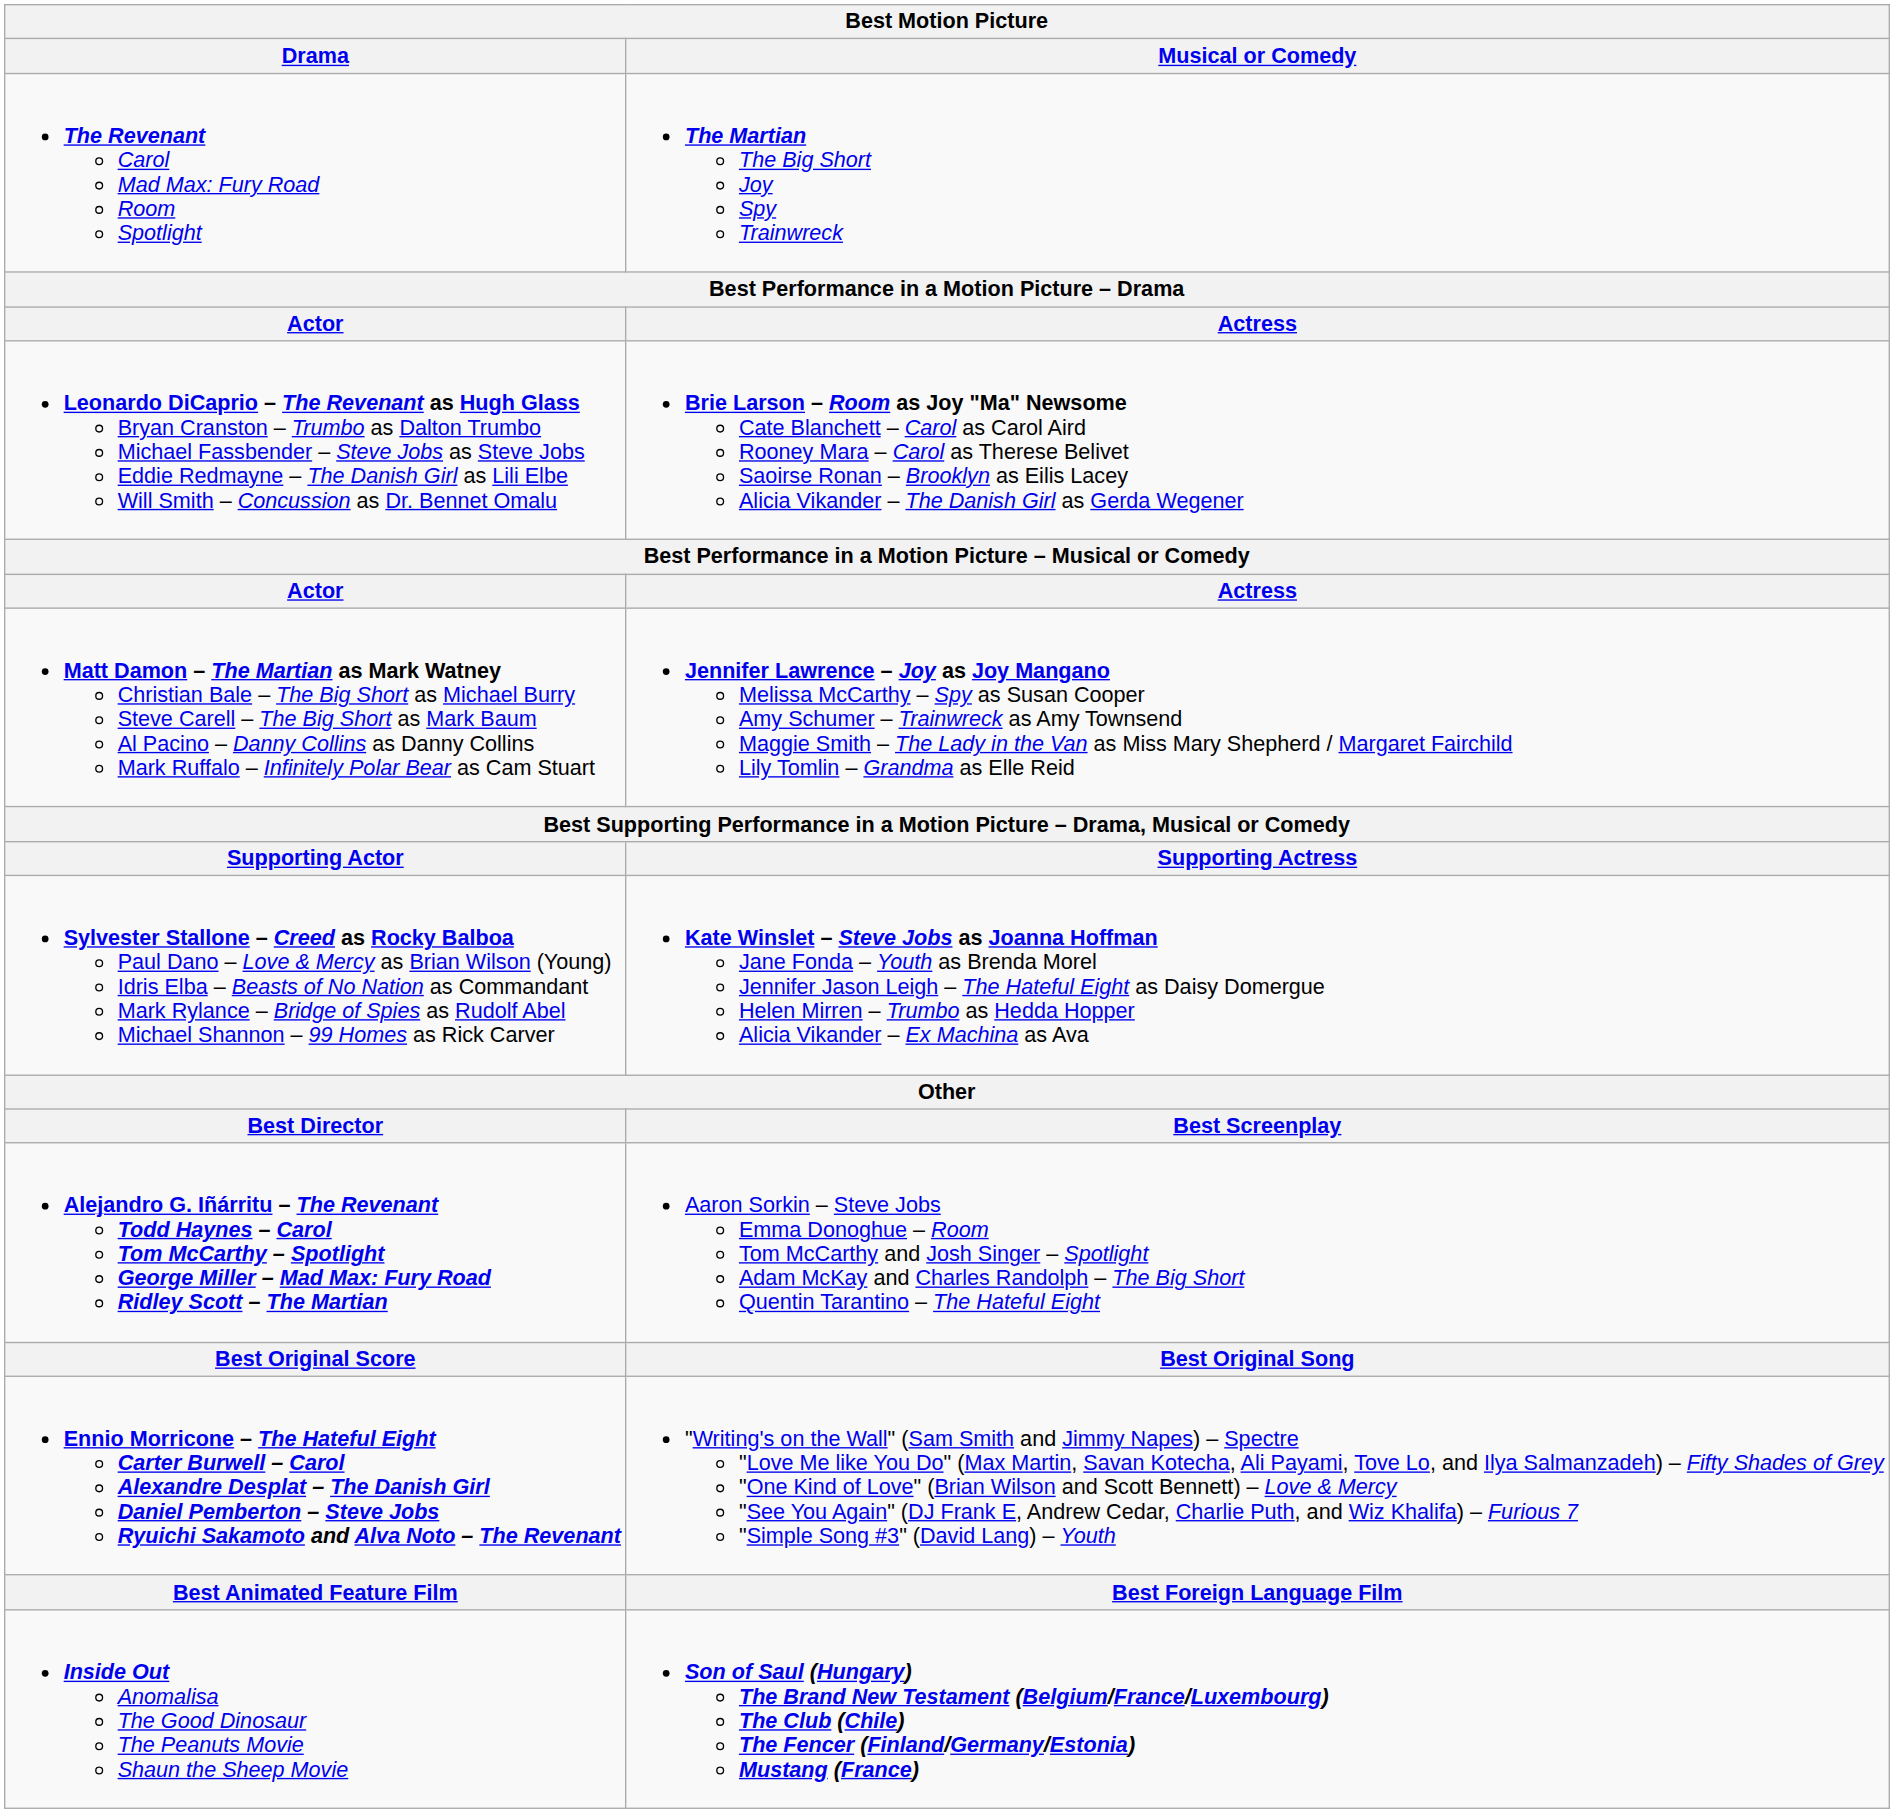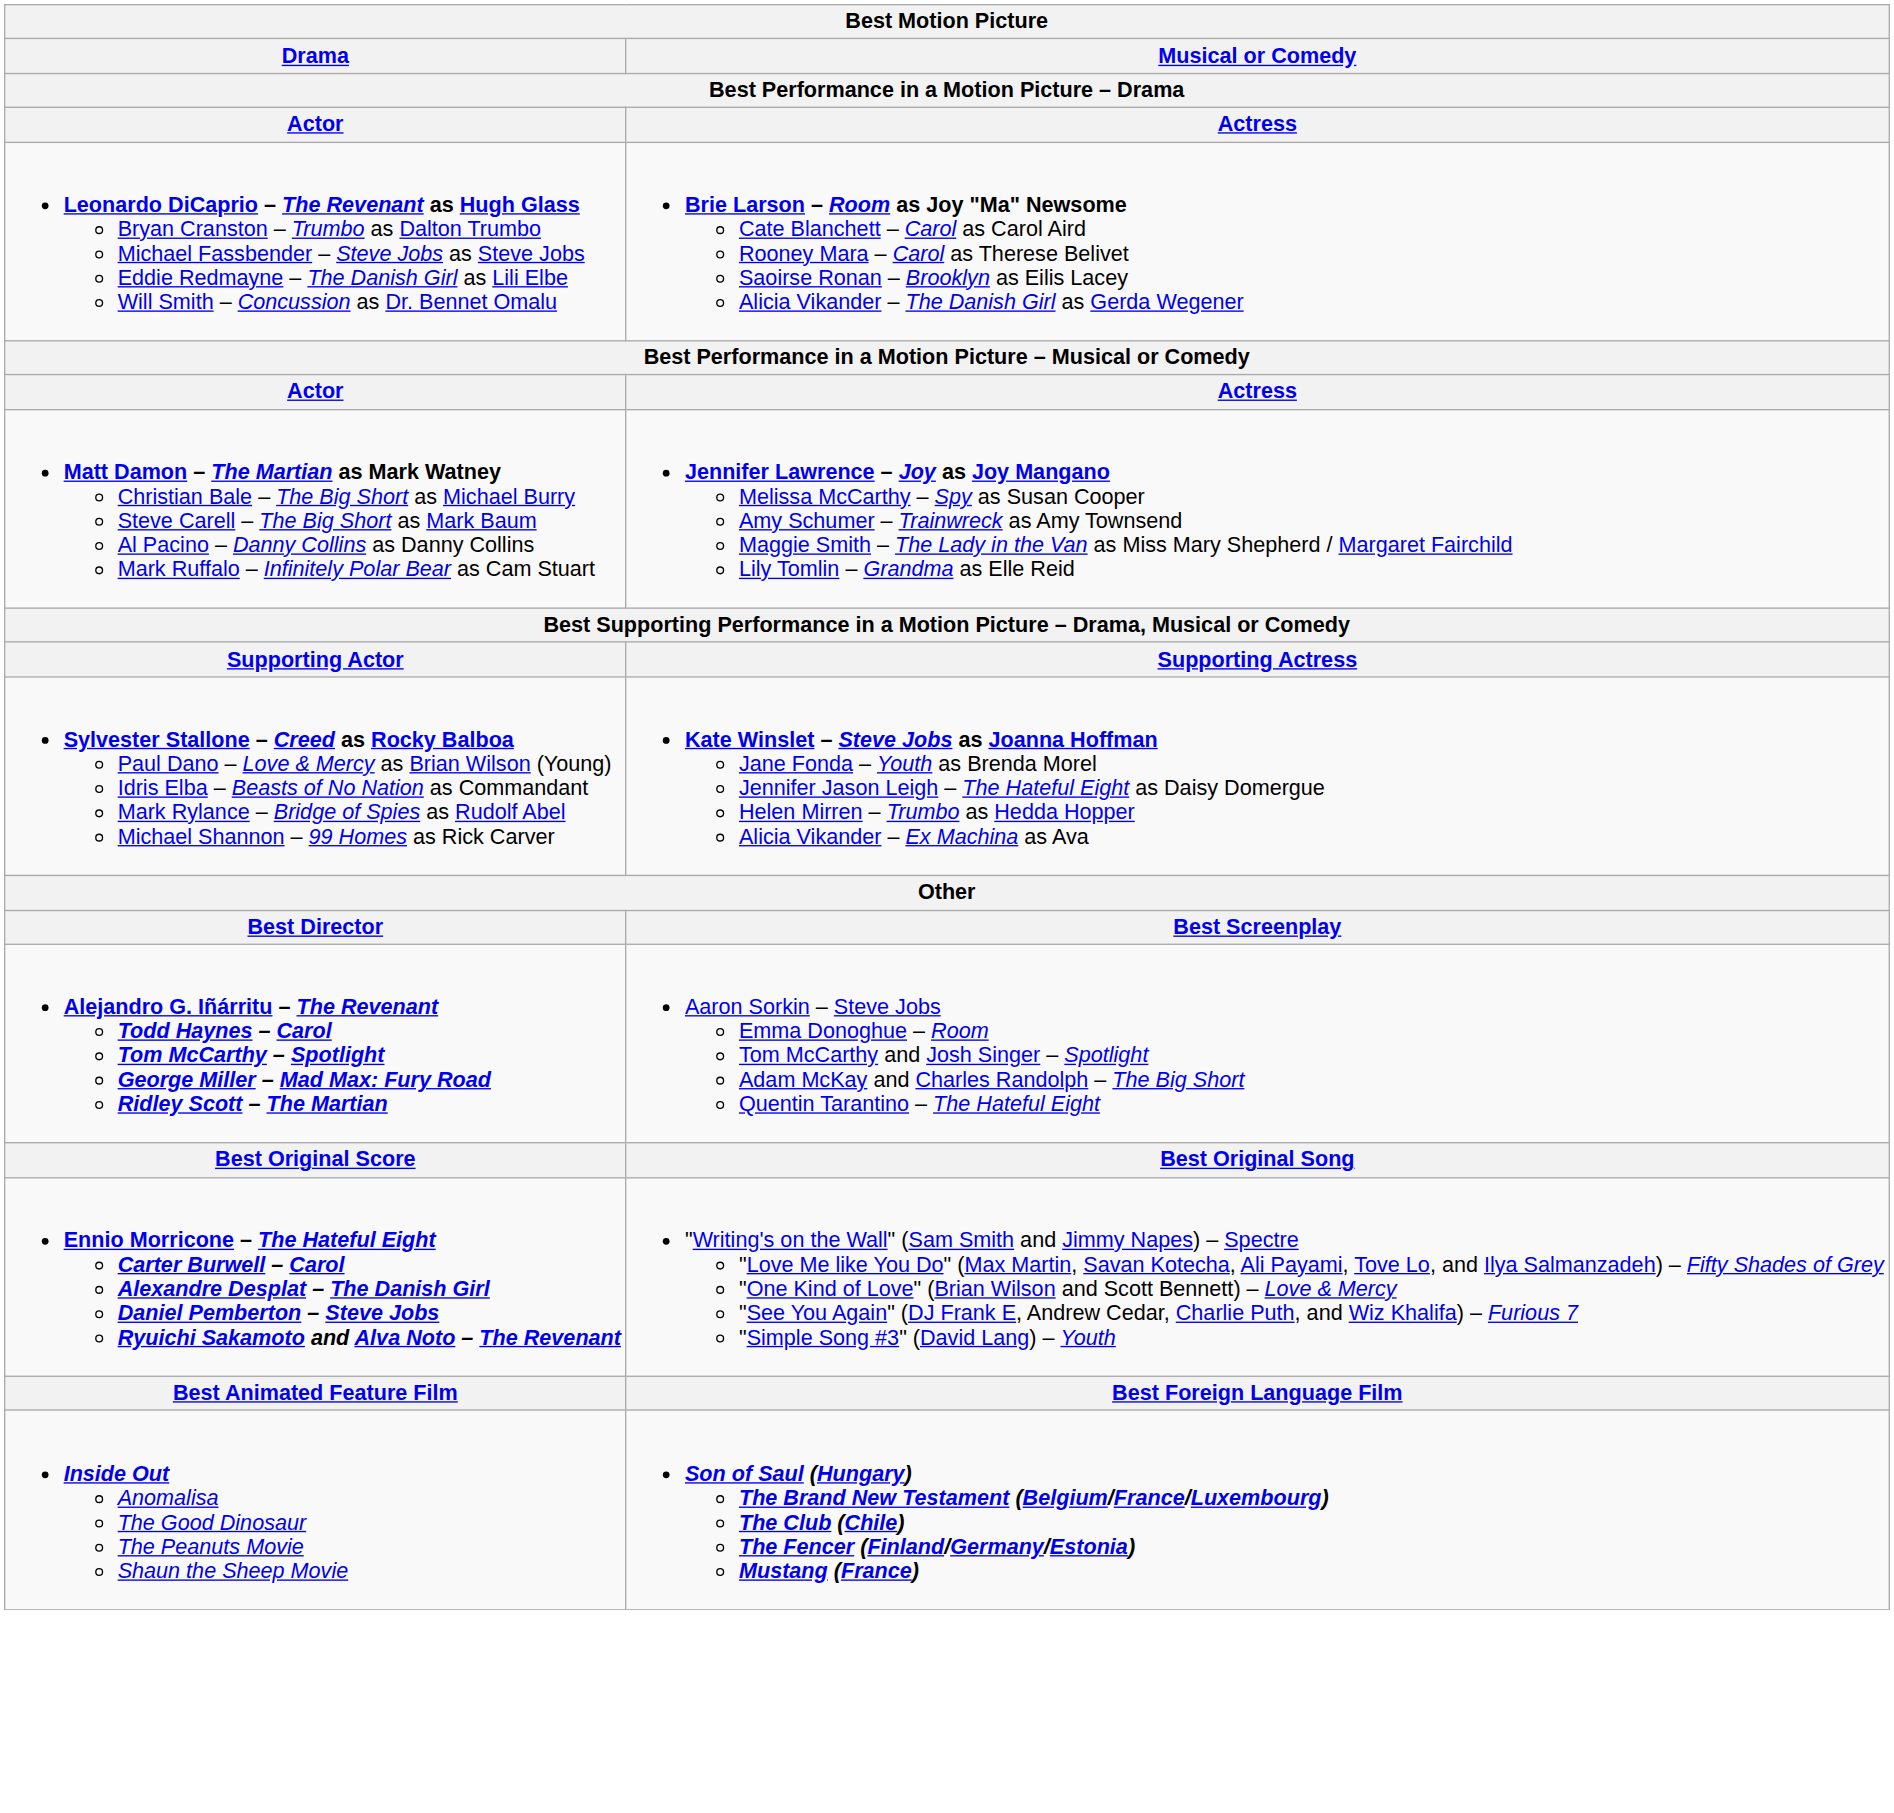- row: (315, 185)
